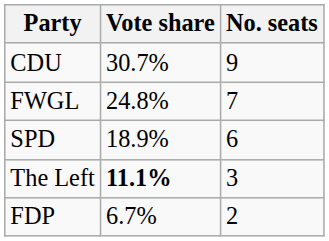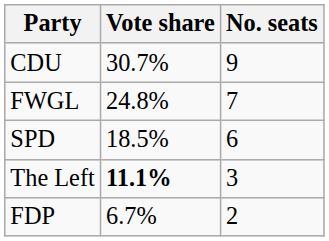(137, 139) 18.9% -> (137, 139) 18.5%
